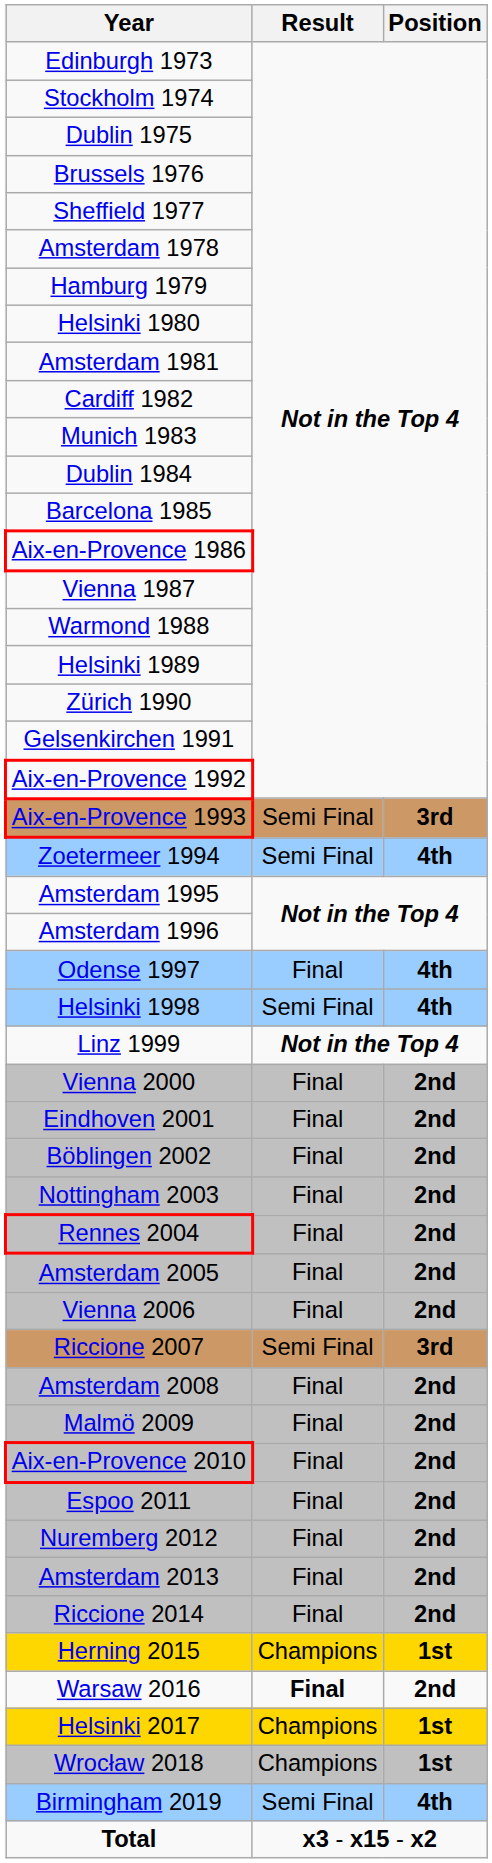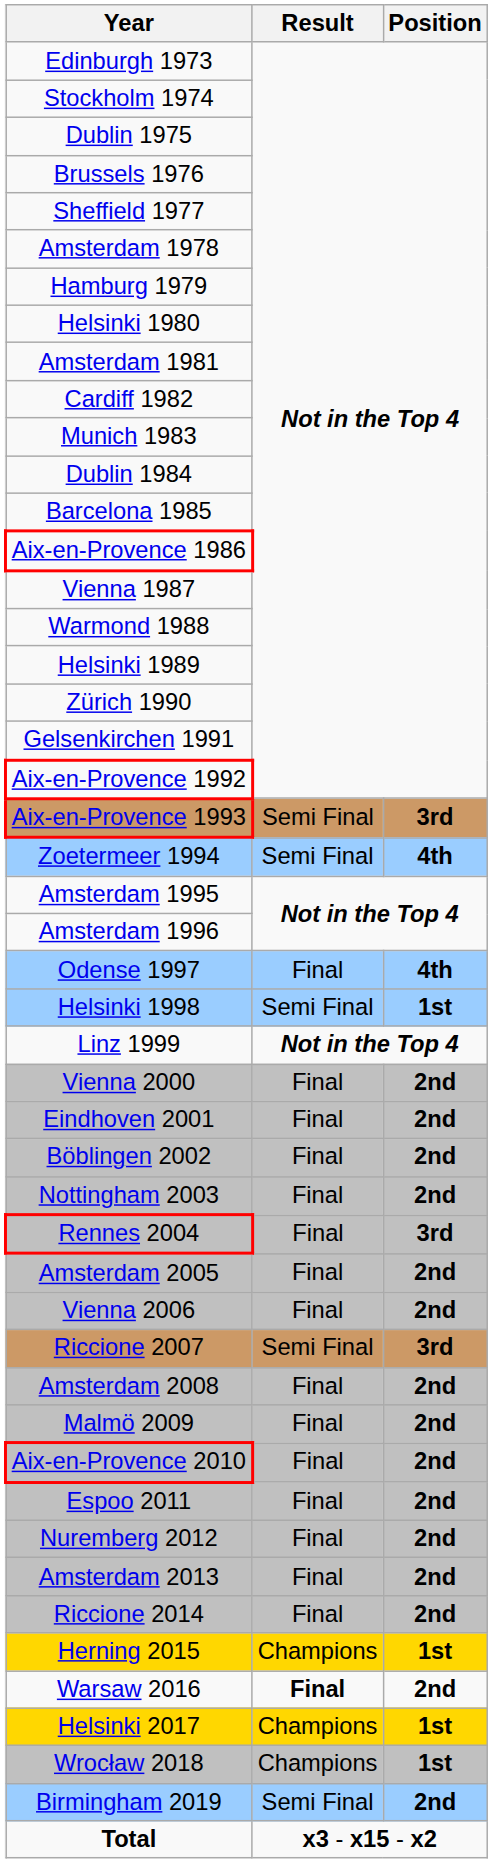(435, 1007) 4th -> (435, 1007) 1st
(435, 1233) 2nd -> (435, 1233) 3rd
(435, 1801) 4th -> (435, 1801) 2nd
